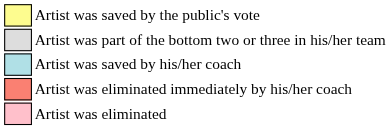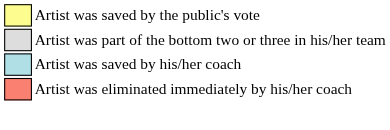- row: (101, 113)
